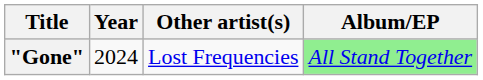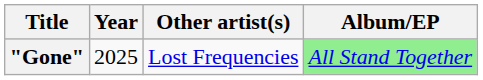(116, 56) 2024 -> (116, 56) 2025
